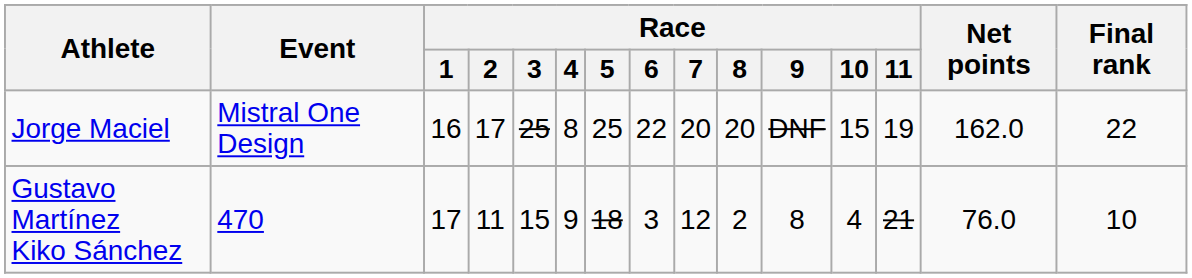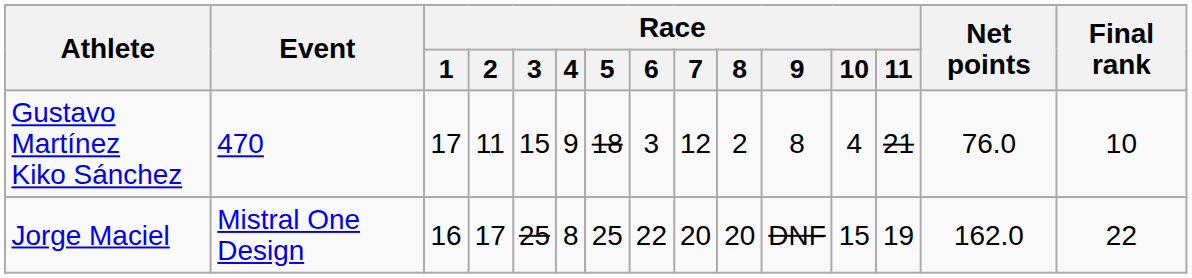rows swapped: (91, 129) <-> (97, 219)
